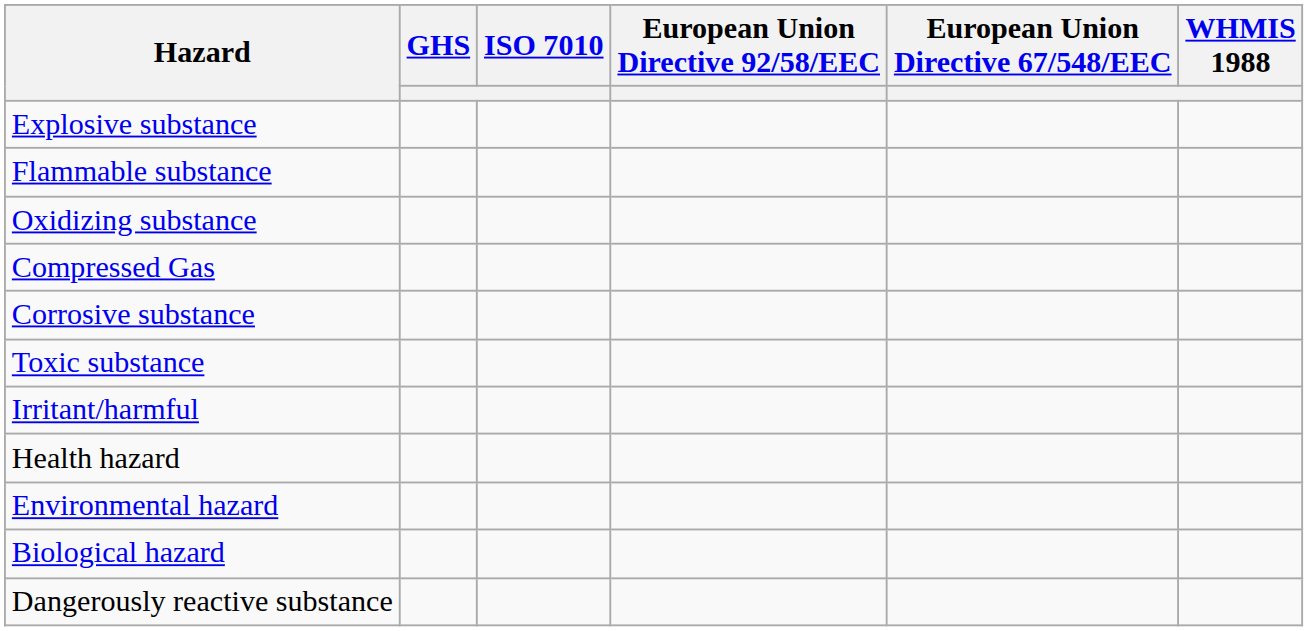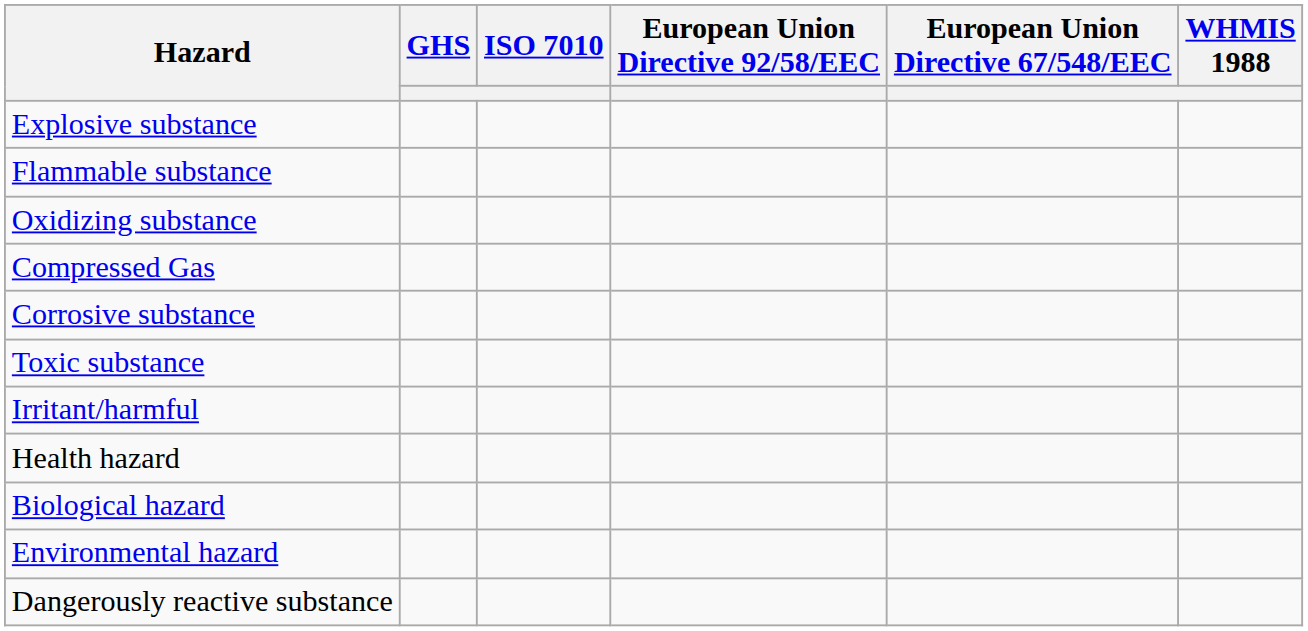rows swapped: (145, 505) <-> (118, 553)
